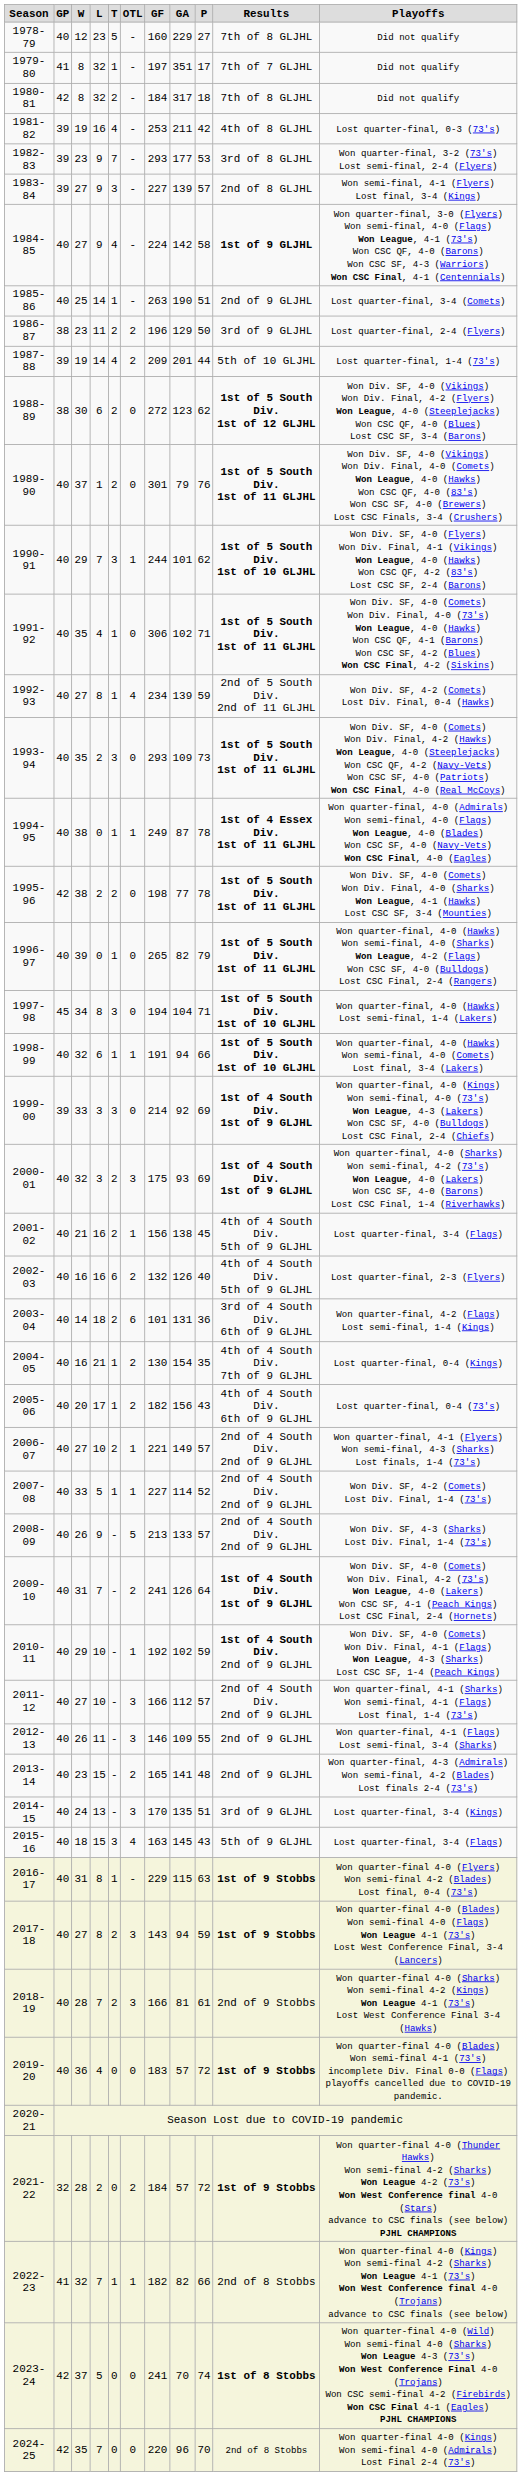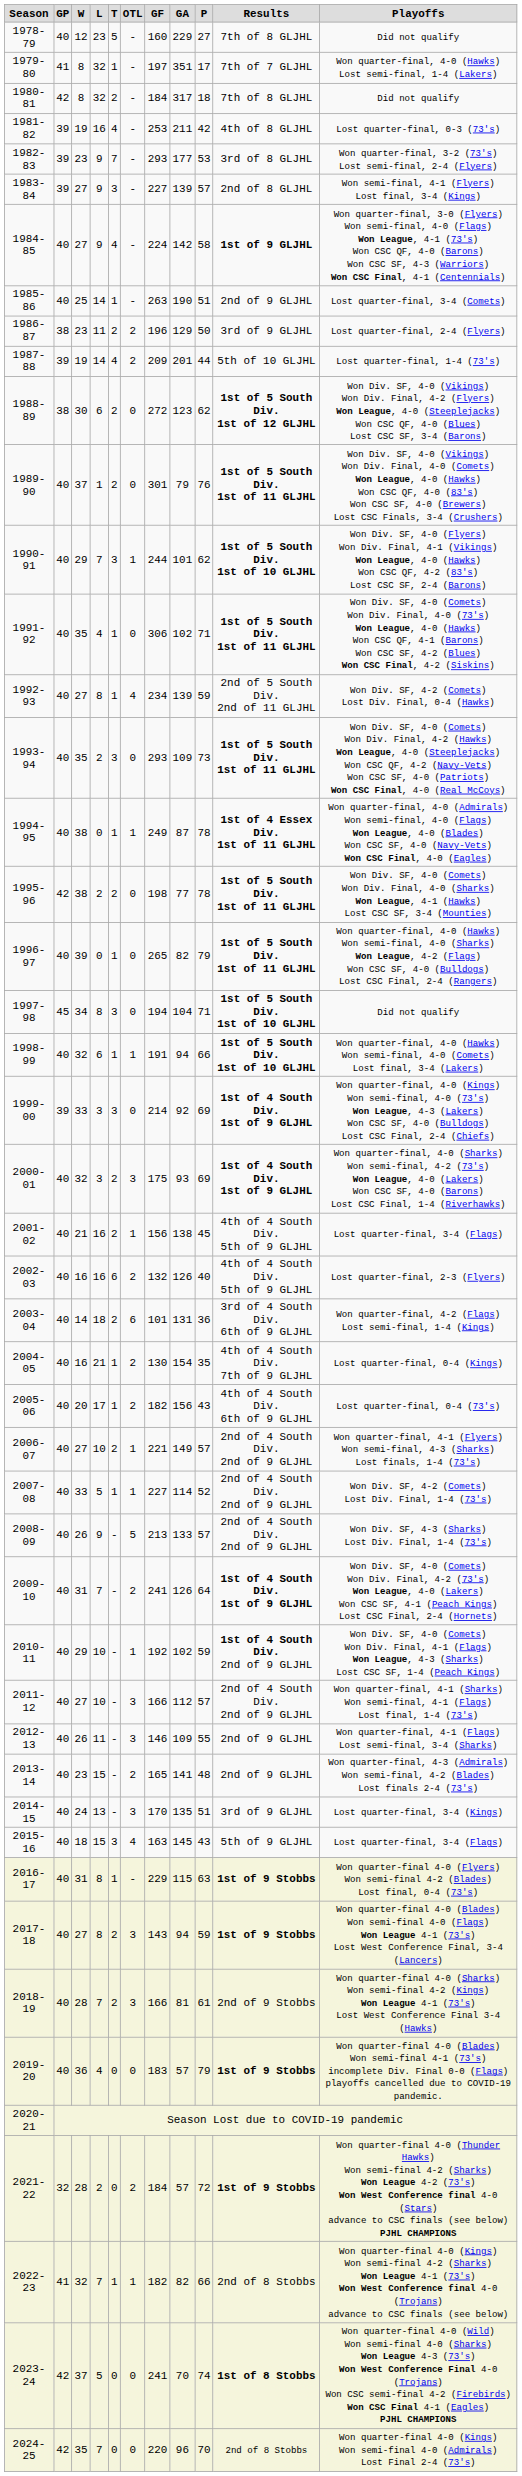(418, 68) Did not qualify -> (418, 68) Won quarter-final, 4-0 (Hawks) Lost semi-final, 1-4 (Lakers)
(418, 1012) Won quarter-final, 4-0 (Hawks) Lost semi-final, 1-4 (Lakers) -> (418, 1012) Did not qualify
(204, 2071) 72 -> (204, 2071) 79
